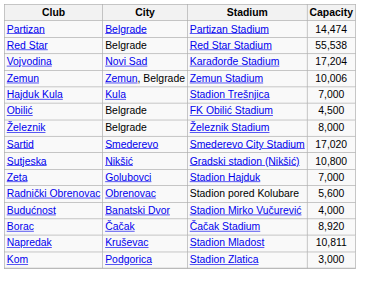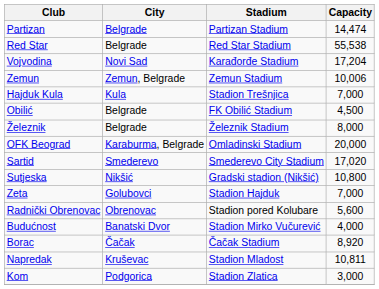+ row: (39, 144)
